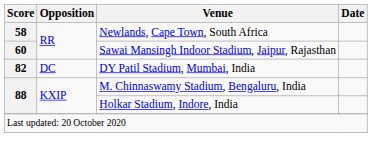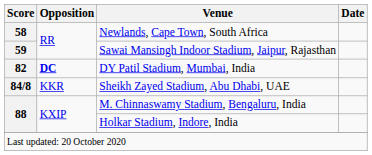(21, 50) 60 -> (21, 50) 59
(48, 68) normal -> (48, 68) bold
+ row: (195, 86)
